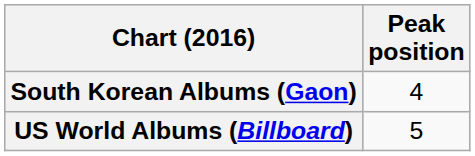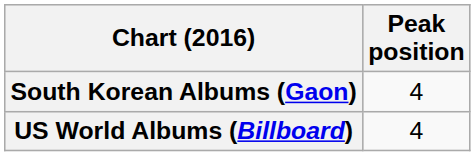(416, 130) 5 -> (416, 130) 4
